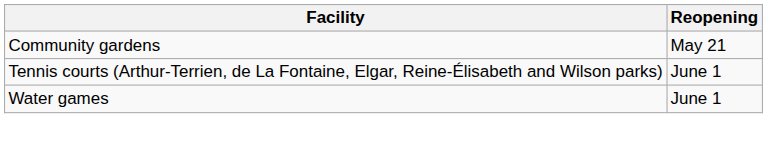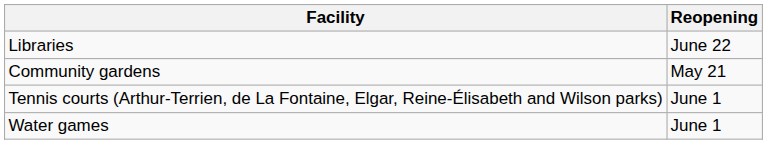+ row: (41, 44)
